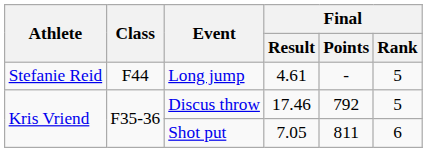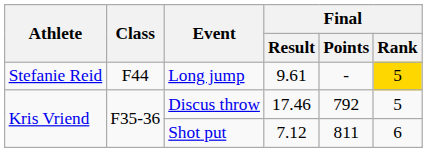(292, 76) 4.61 -> (292, 76) 9.61
(397, 76) no background -> (397, 76) gold background
(292, 133) 7.05 -> (292, 133) 7.12
